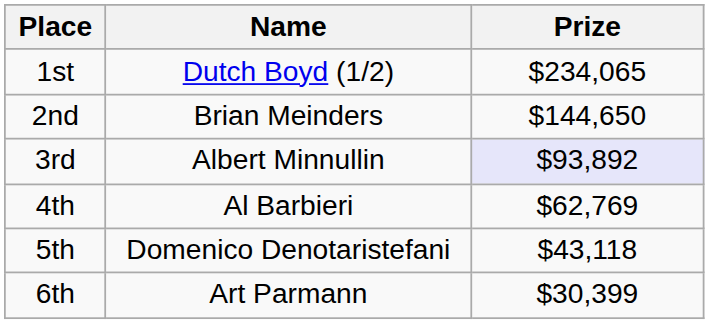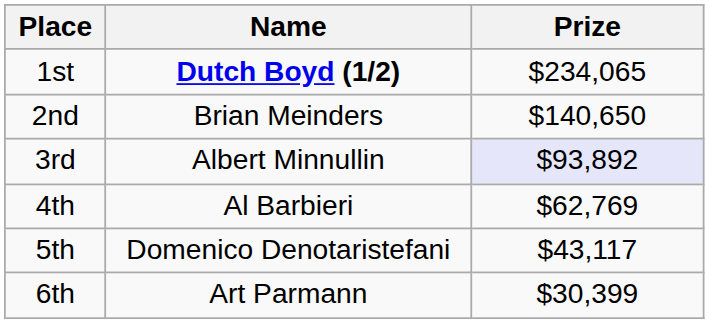(288, 71) normal -> (288, 71) bold
(587, 116) $144,650 -> (587, 116) $140,650
(587, 250) $43,118 -> (587, 250) $43,117
